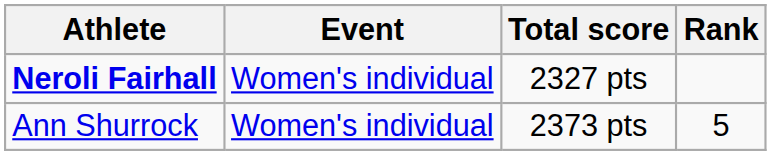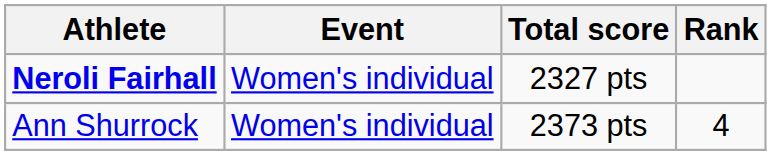(721, 127) 5 -> (721, 127) 4
